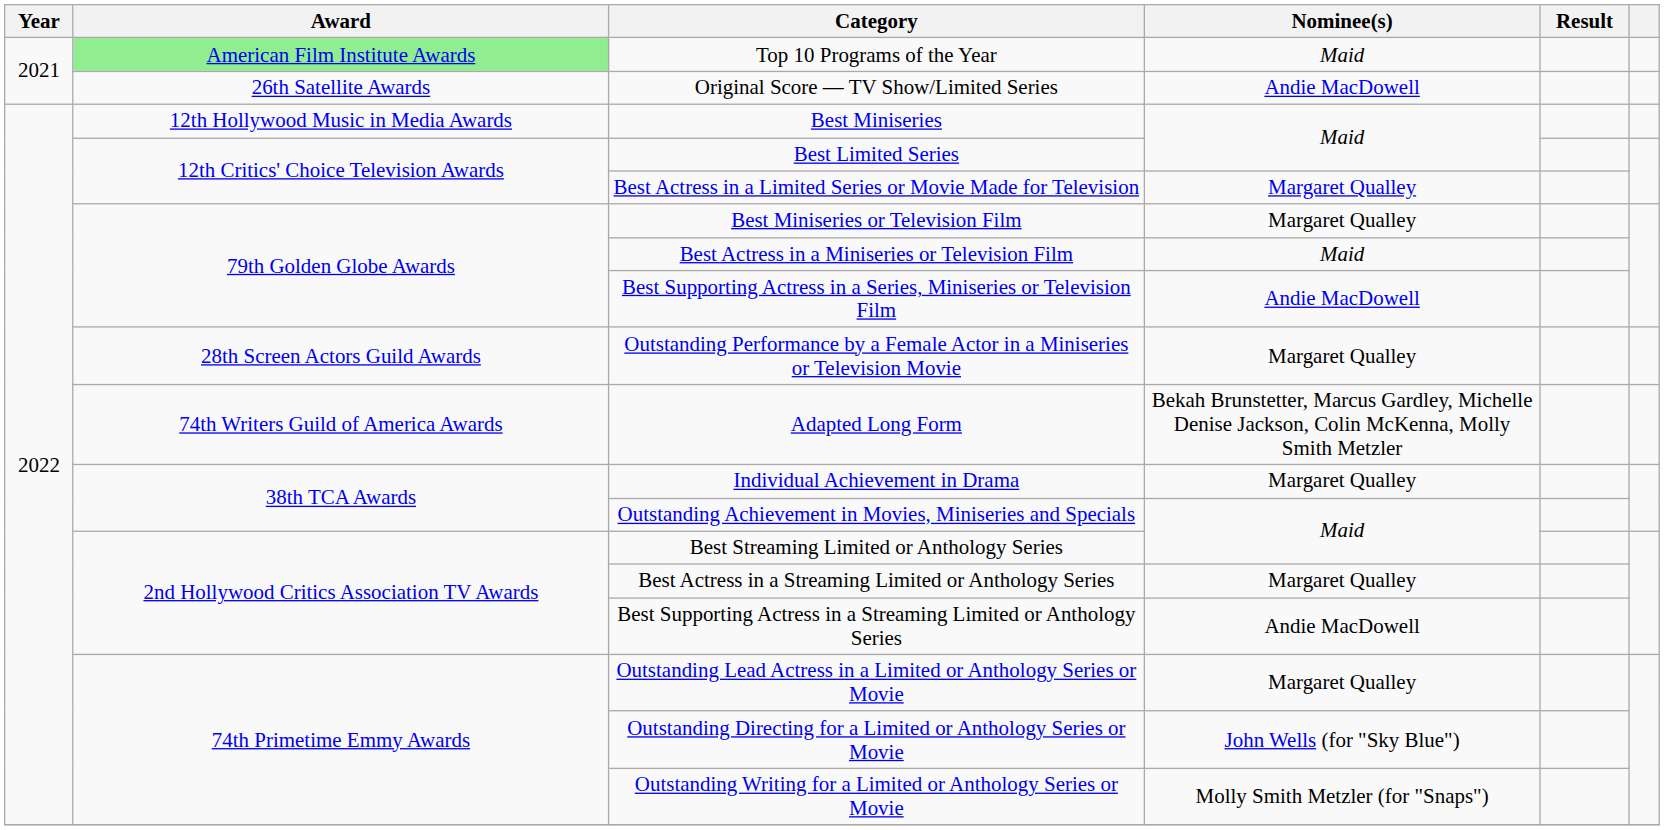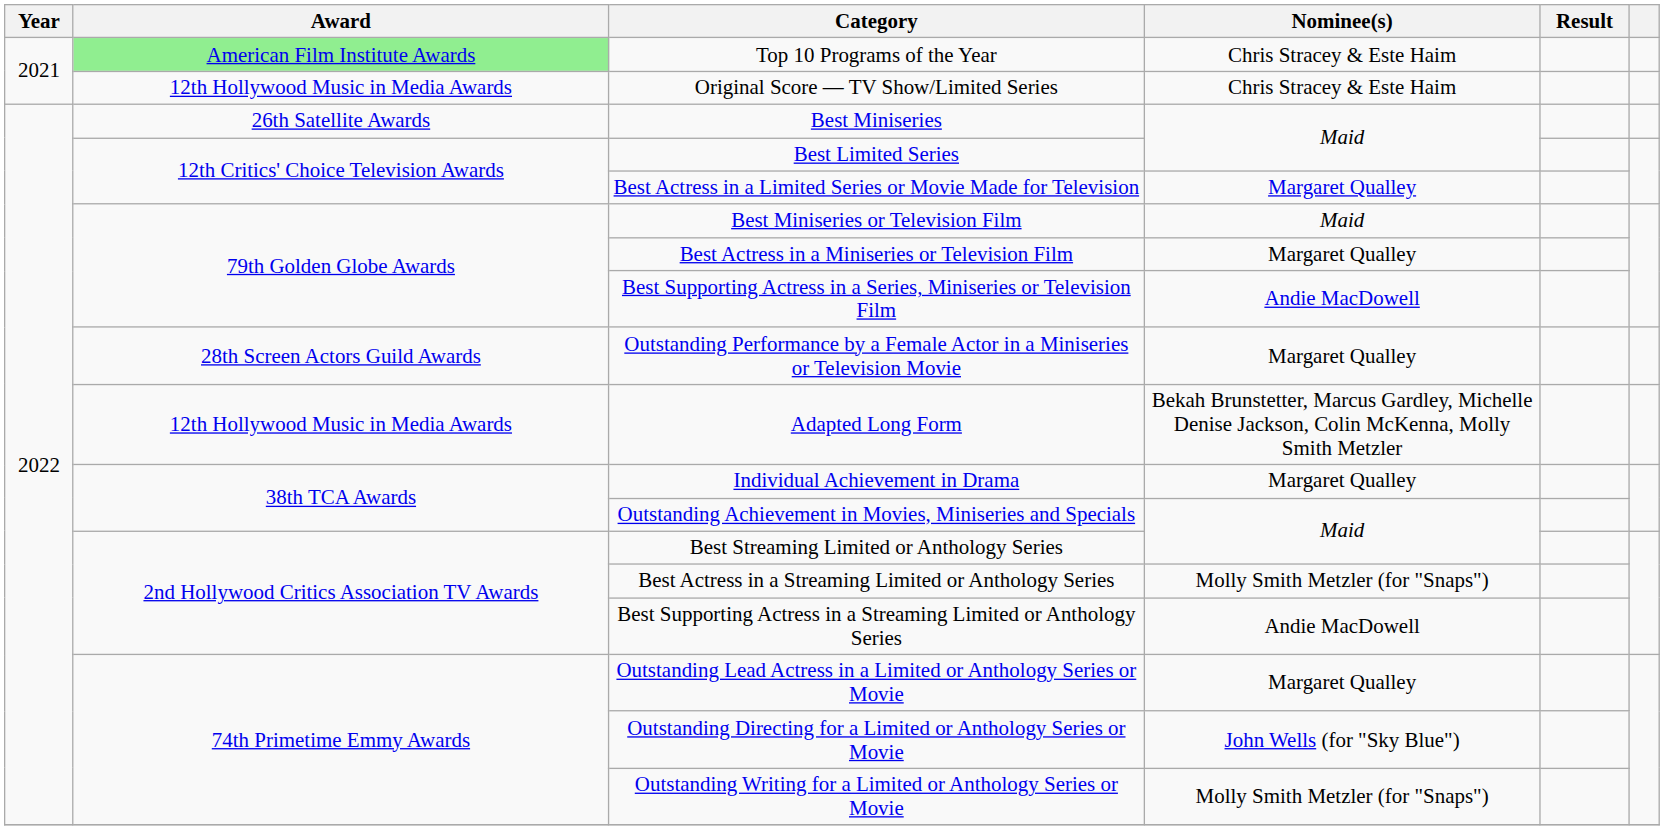(1342, 54) Maid -> (1342, 54) Chris Stracey & Este Haim
(341, 87) 26th Satellite Awards -> (341, 87) 12th Hollywood Music in Media Awards
(1342, 87) Andie MacDowell -> (1342, 87) Chris Stracey & Este Haim
(341, 120) 12th Hollywood Music in Media Awards -> (341, 120) 26th Satellite Awards
(1342, 220) Margaret Qualley -> (1342, 220) Maid
(1342, 253) Maid -> (1342, 253) Margaret Qualley
(341, 424) 74th Writers Guild of America Awards -> (341, 424) 12th Hollywood Music in Media Awards
(1342, 580) Margaret Qualley -> (1342, 580) Molly Smith Metzler (for "Snaps")
